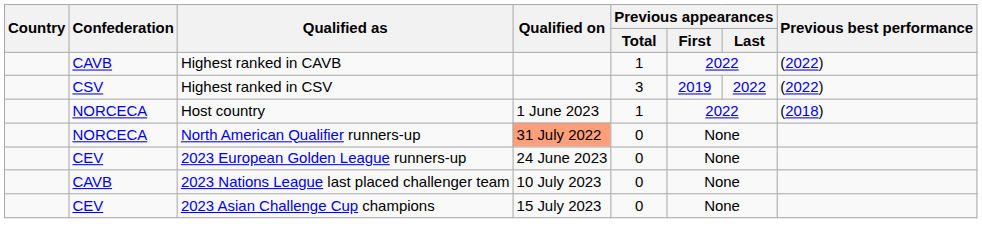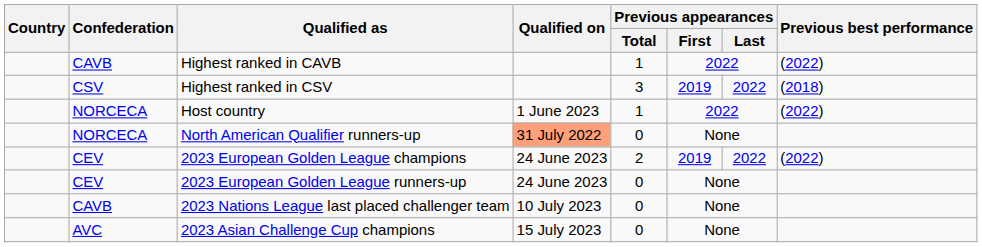(802, 88) (2022) -> (802, 88) (2018)
(802, 111) (2018) -> (802, 111) (2022)
+ row: (324, 159)
(88, 206) CEV -> (87, 230) AVC
